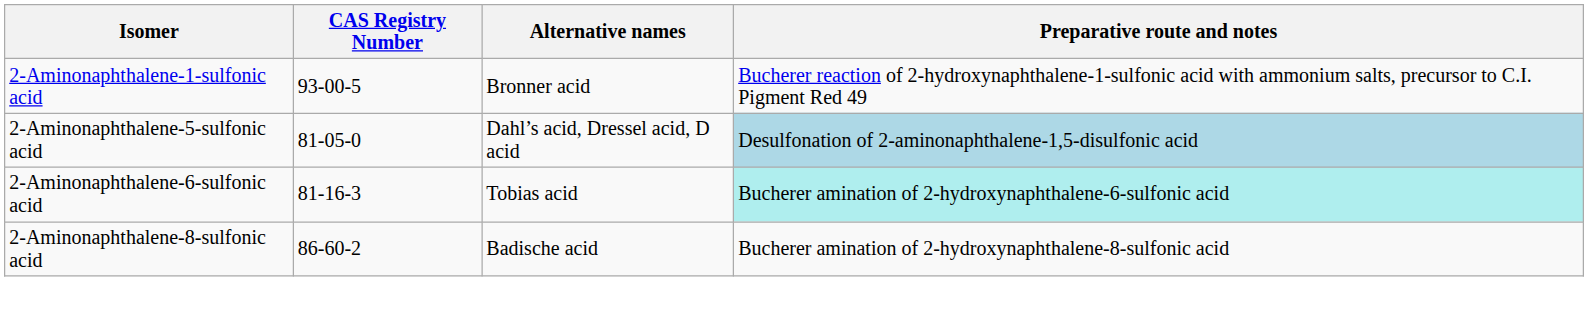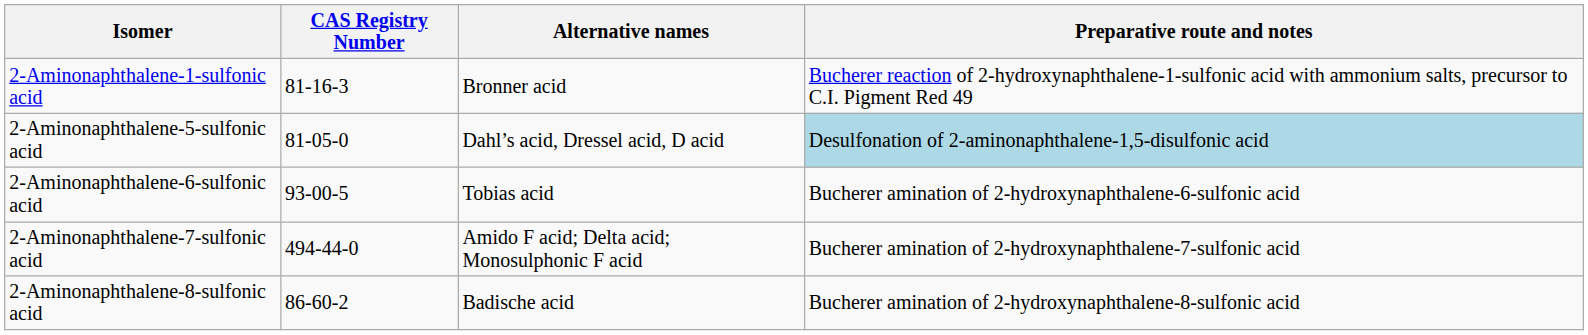(329, 85) 93-00-5 -> (317, 85) 81-16-3
(329, 194) 81-16-3 -> (317, 194) 93-00-5
(984, 194) paleturquoise background -> (1054, 194) no background
+ row: (138, 248)
